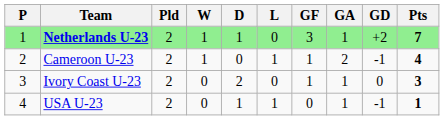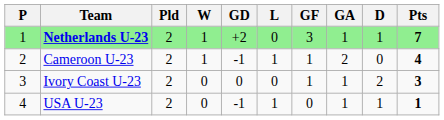columns swapped: (239, 15) <-> (380, 15)
